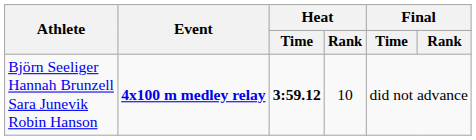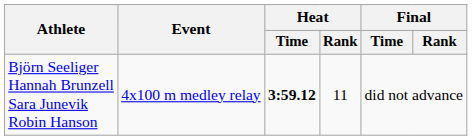(193, 95) bold -> (191, 95) normal
(345, 95) 10 -> (340, 95) 11
